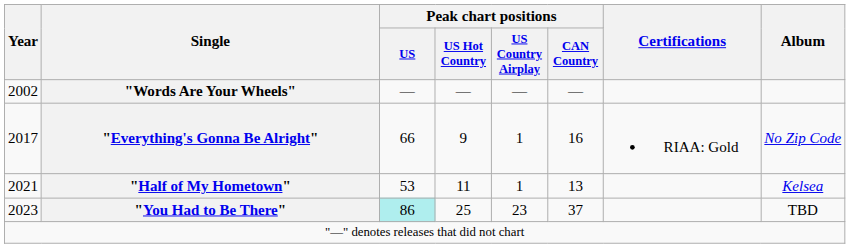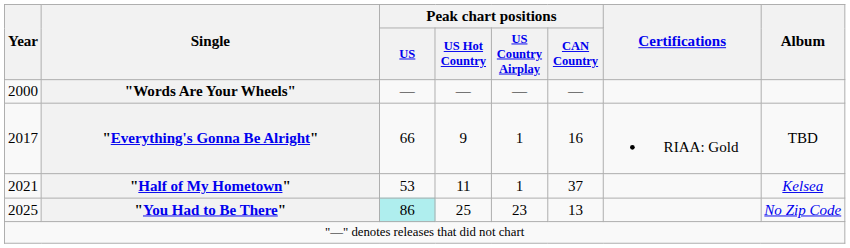(23, 91) 2002 -> (23, 91) 2000
(803, 138) No Zip Code -> (803, 138) TBD
(576, 186) 13 -> (576, 186) 37
(23, 209) 2023 -> (23, 209) 2025
(576, 209) 37 -> (576, 209) 13
(803, 209) TBD -> (803, 209) No Zip Code
